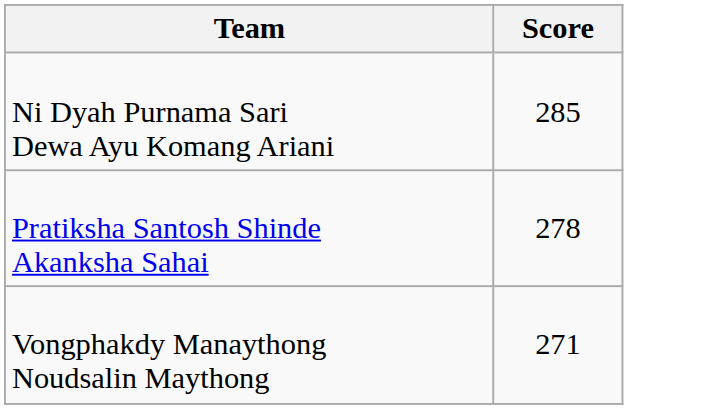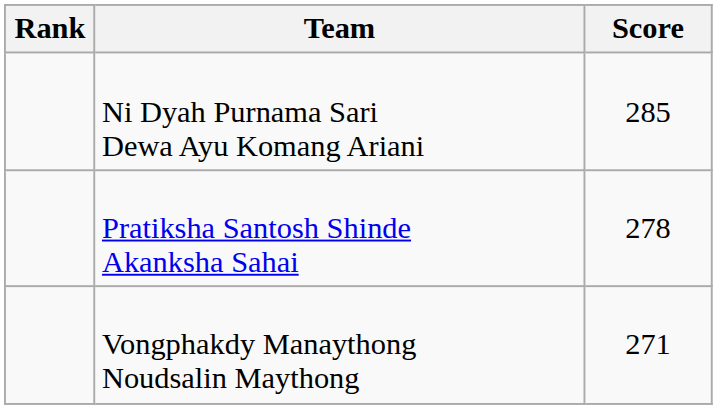+ column: (50, 28)
